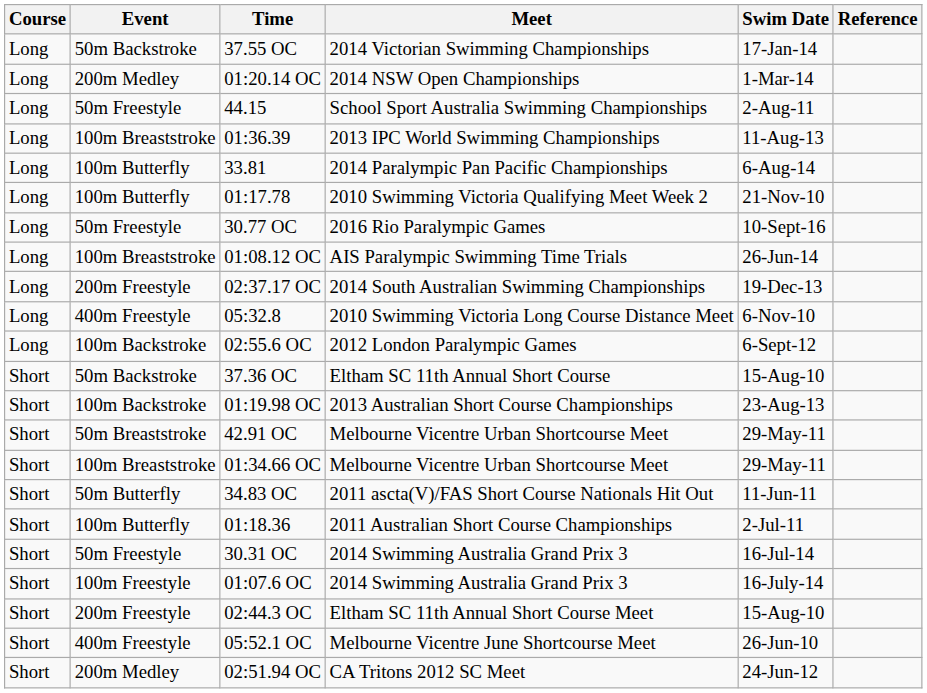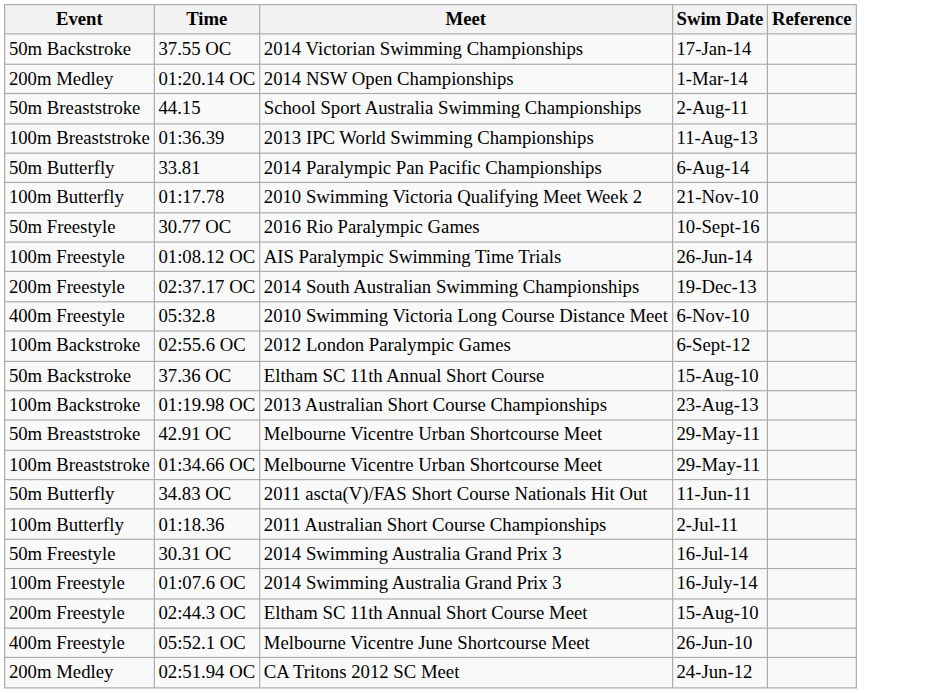- column: (38, 19)
(128, 108) 50m Freestyle -> (75, 108) 50m Breaststroke
(132, 167) 100m Butterfly -> (62, 167) 50m Butterfly
(145, 256) 100m Breaststroke -> (67, 256) 100m Freestyle
